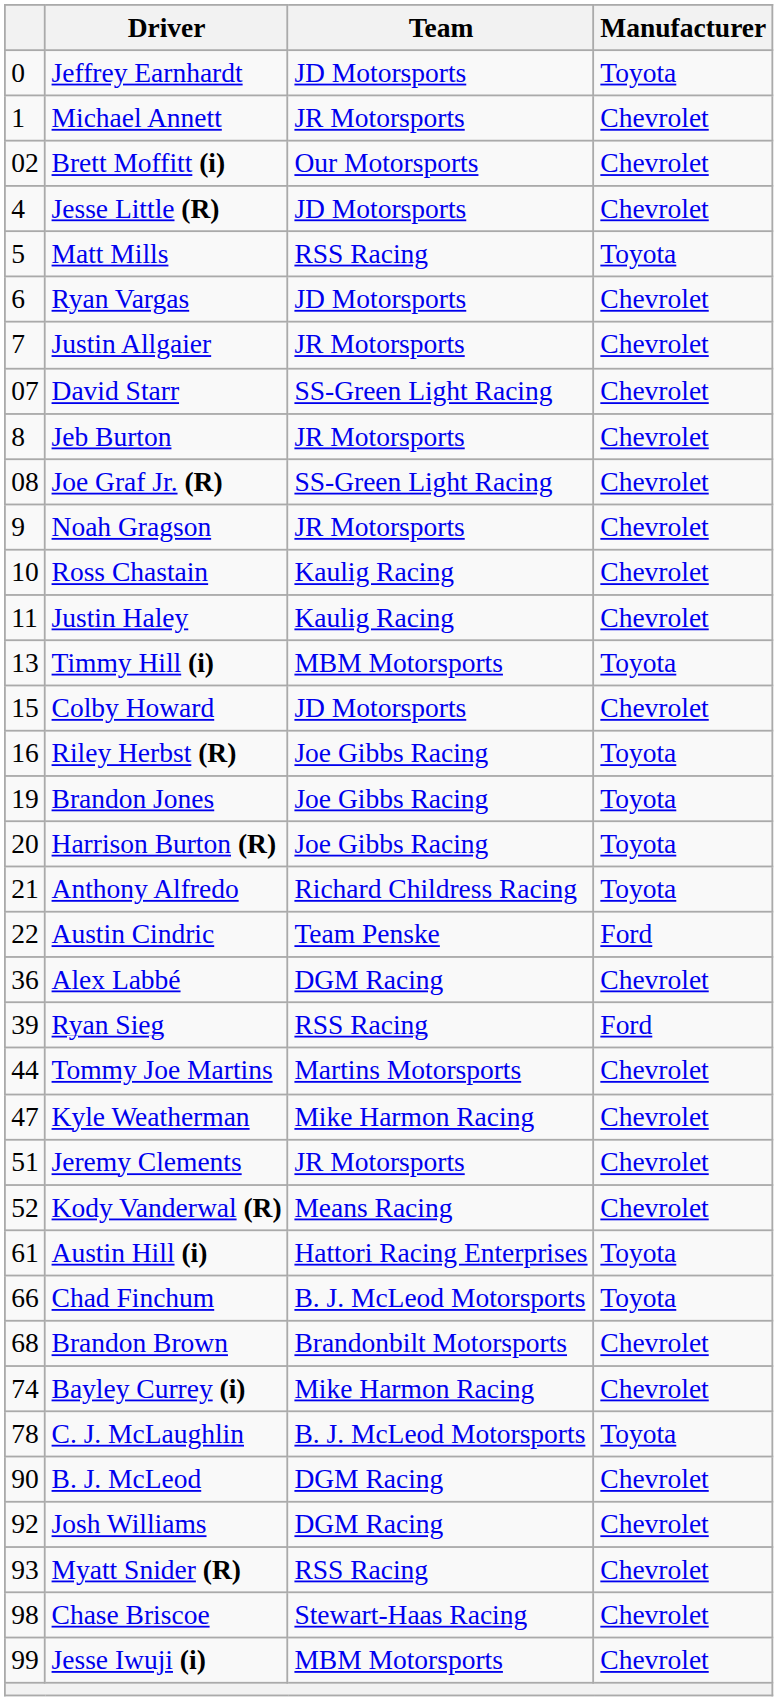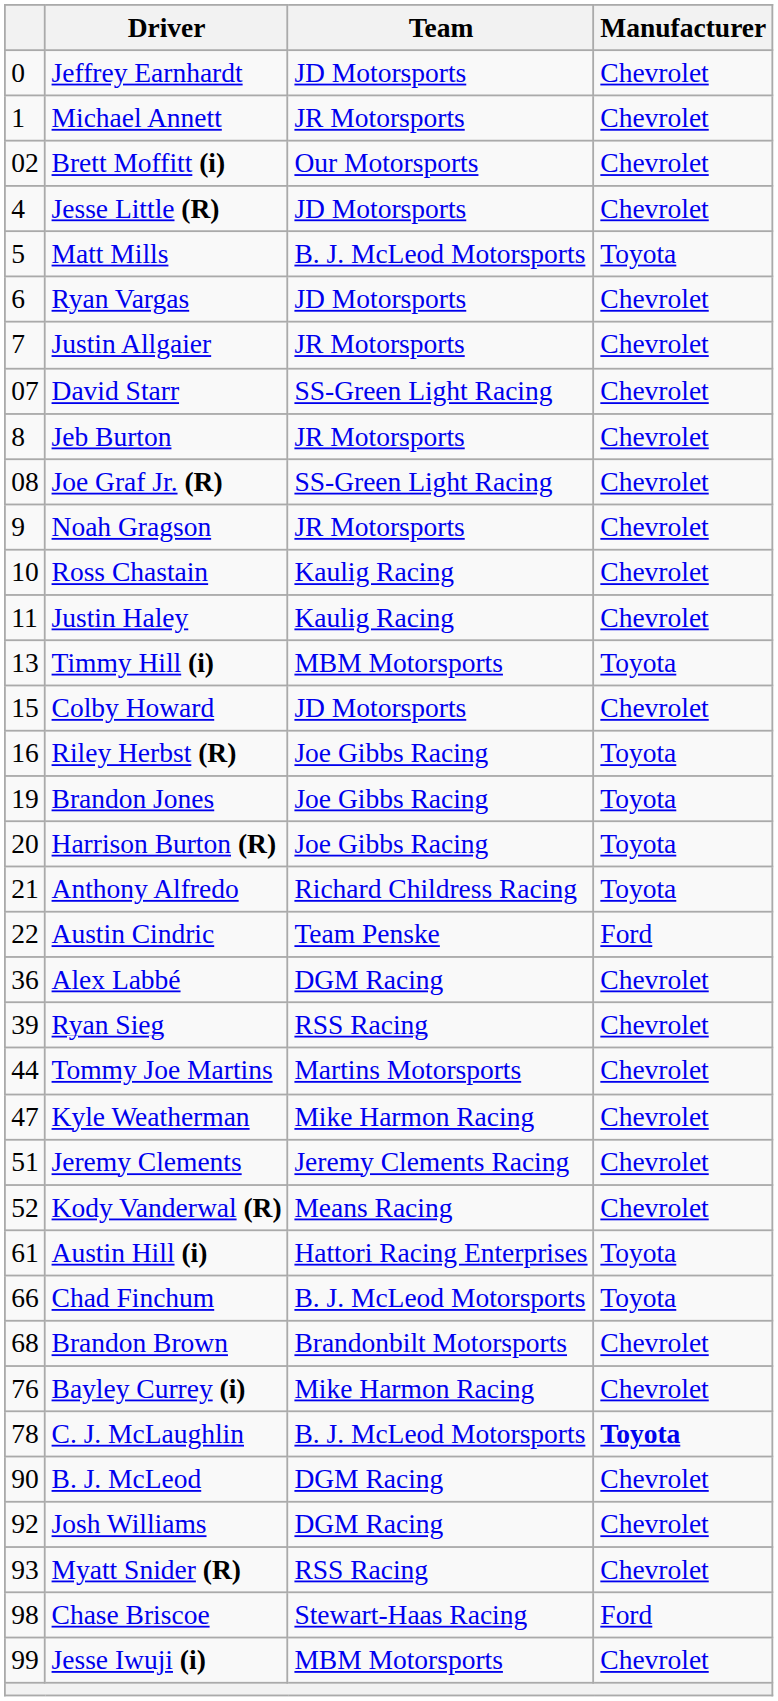(638, 72) Toyota -> (655, 72) Chevrolet
(361, 254) RSS Racing -> (440, 254) B. J. McLeod Motorsports
(626, 1025) Ford -> (655, 1025) Chevrolet
(380, 1161) JR Motorsports -> (432, 1161) Jeremy Clements Racing
(25, 1388) 74 -> (25, 1388) 76
(638, 1433) normal -> (640, 1433) bold
(655, 1615) Chevrolet -> (626, 1615) Ford
